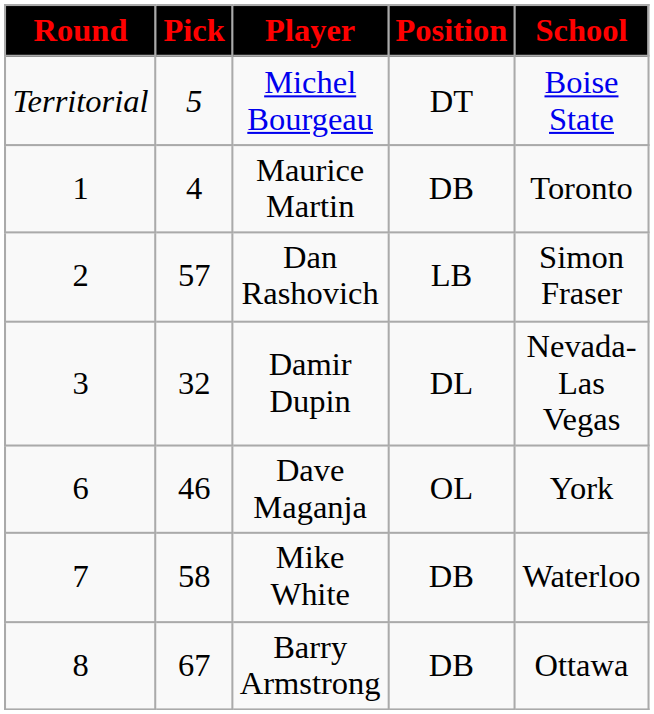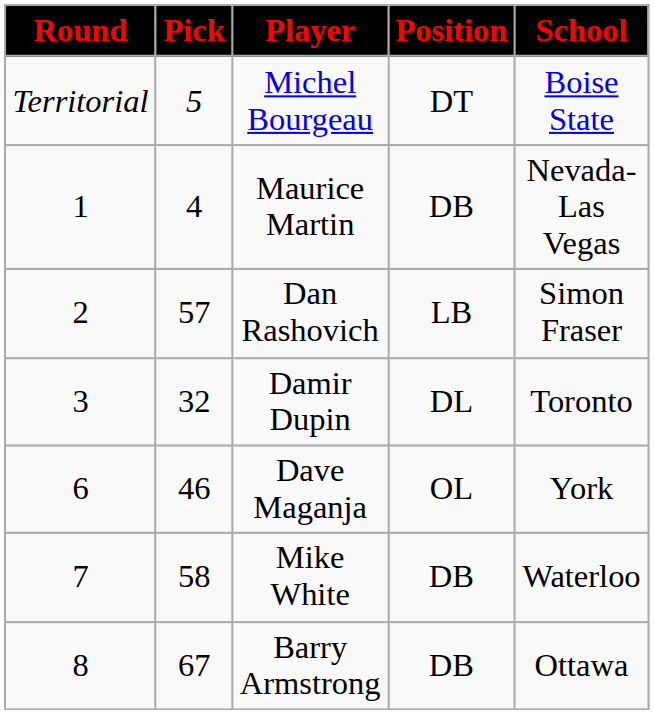(582, 188) Toronto -> (582, 206) Nevada-Las Vegas
(582, 382) Nevada-Las Vegas -> (582, 400) Toronto
